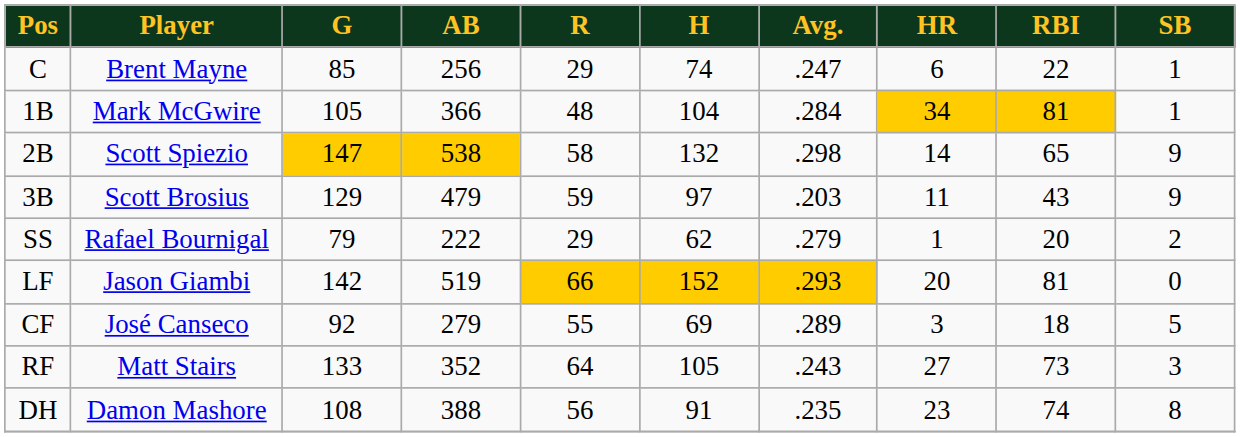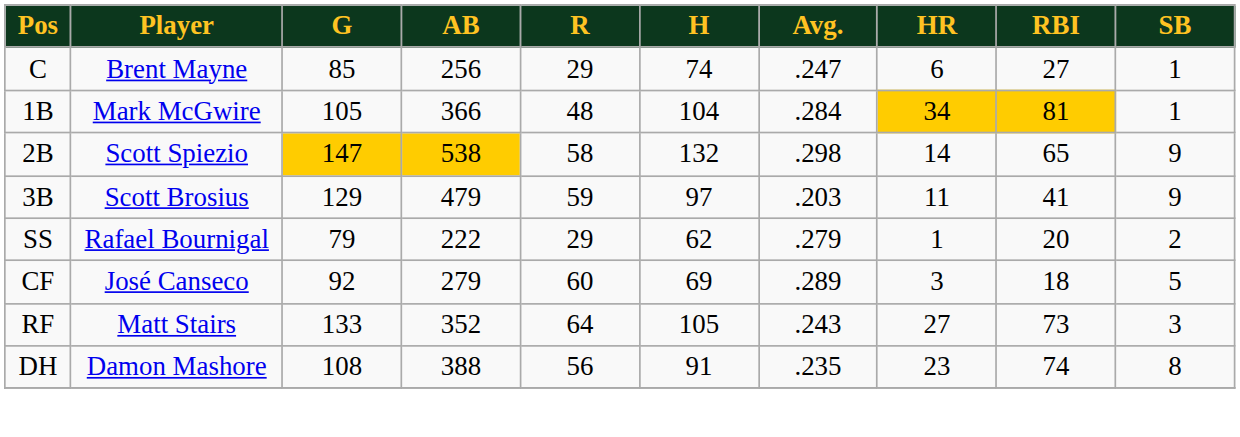(1056, 68) 22 -> (1056, 68) 27
(1056, 196) 43 -> (1056, 196) 41
- row: (38, 281)
(580, 324) 55 -> (580, 281) 60
